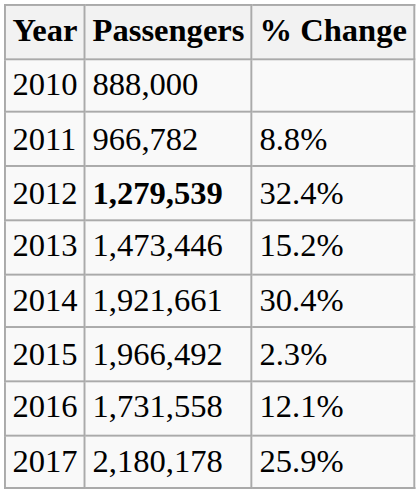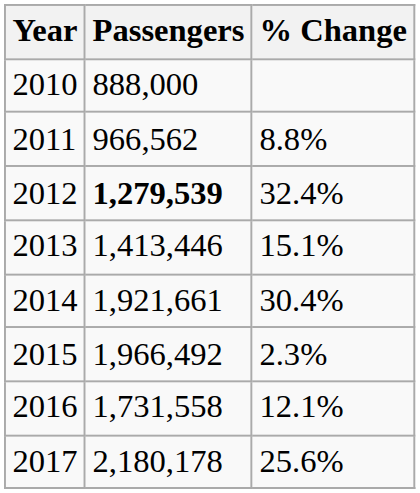(145, 138) 966,782 -> (145, 138) 966,562
(158, 246) 1,473,446 -> (158, 246) 1,413,446
(302, 246) 15.2% -> (302, 246) 15.1%
(302, 461) 25.9% -> (302, 461) 25.6%
